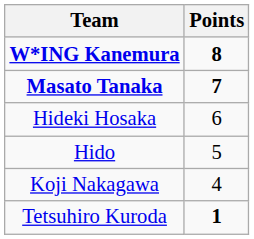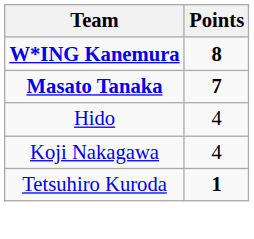- row: (95, 119)
(217, 151) 5 -> (217, 119) 4
